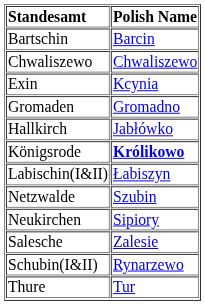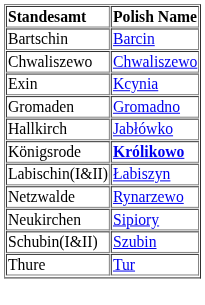(135, 197) Szubin -> (148, 197) Rynarzewo
- row: (35, 242)
(148, 264) Rynarzewo -> (135, 242) Szubin
